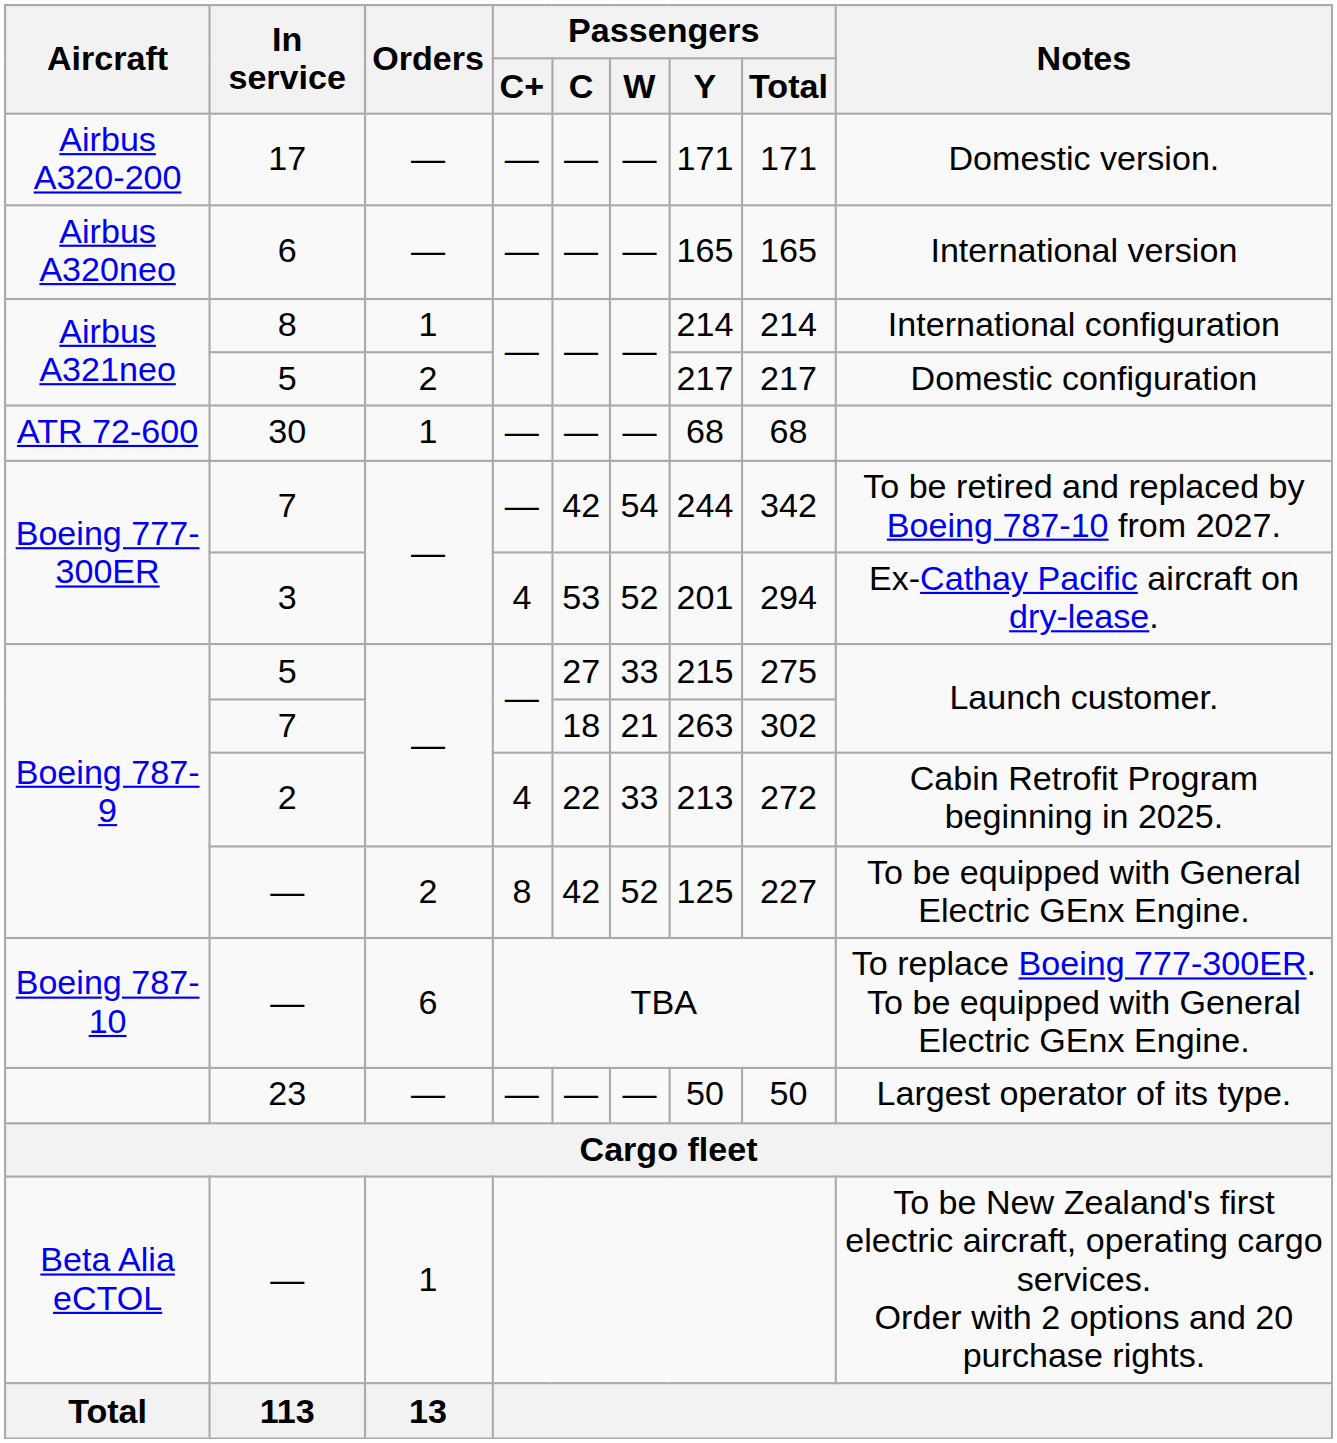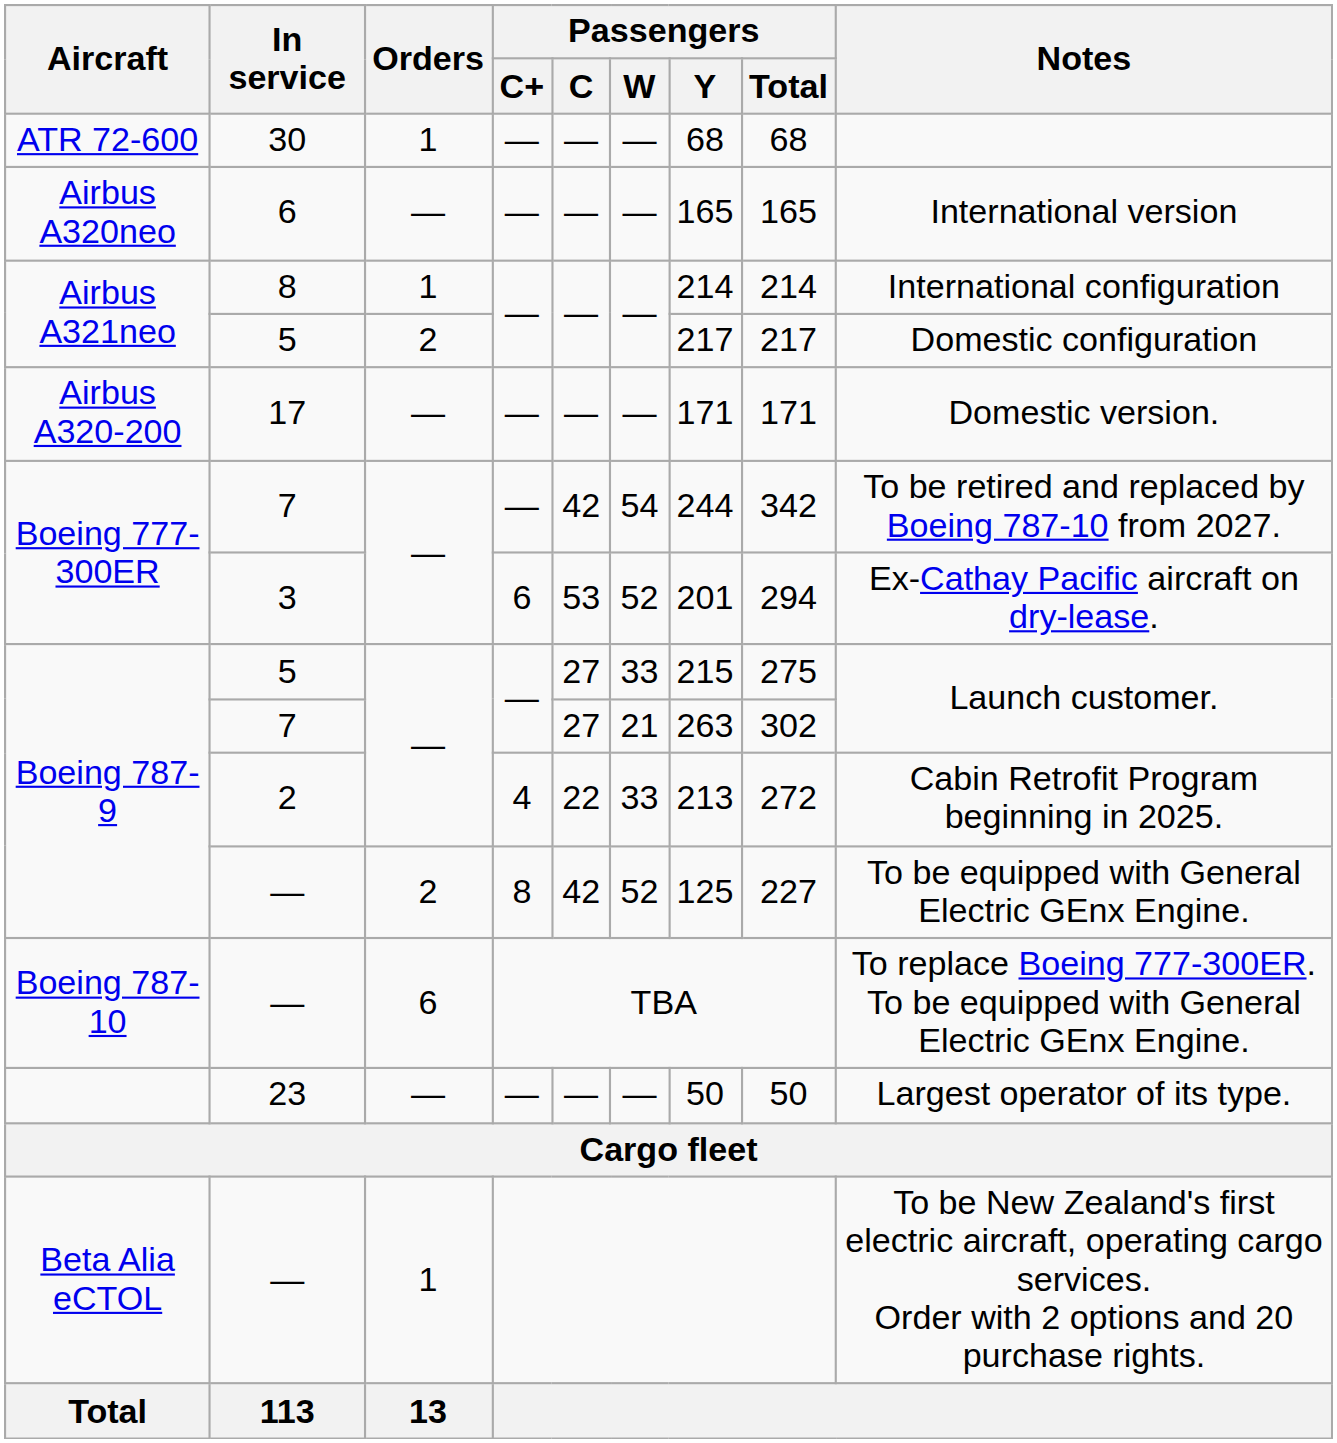rows swapped: (108, 158) <-> (108, 432)
(522, 598) 4 -> (522, 598) 6
(581, 725) 18 -> (581, 725) 27
